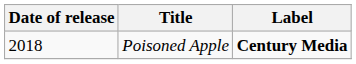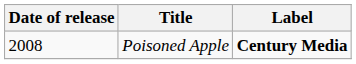(25, 44) 2018 -> (25, 44) 2008
